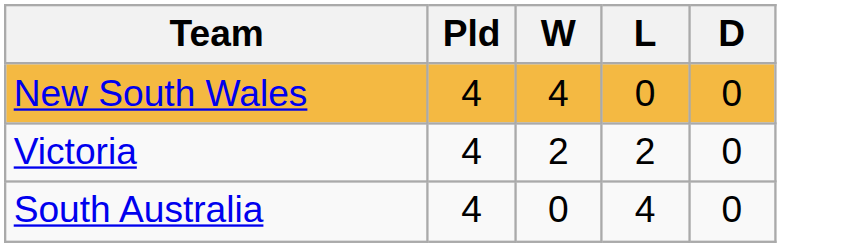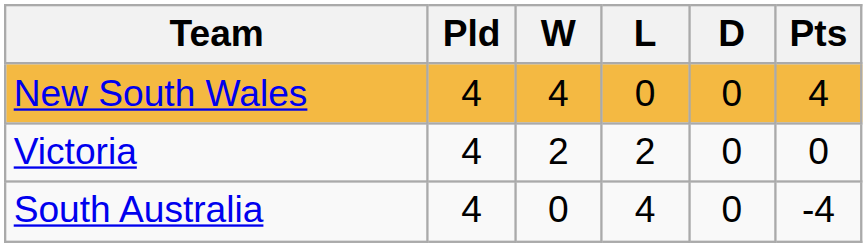+ column: (818, 33)
